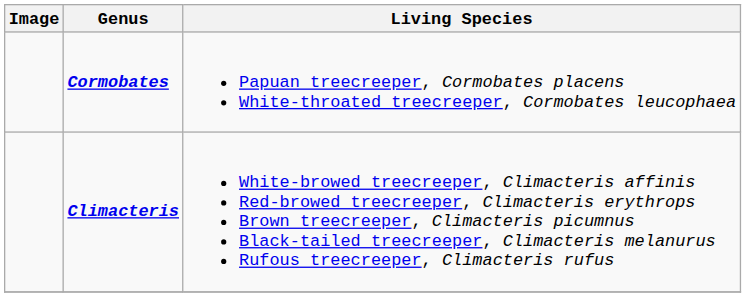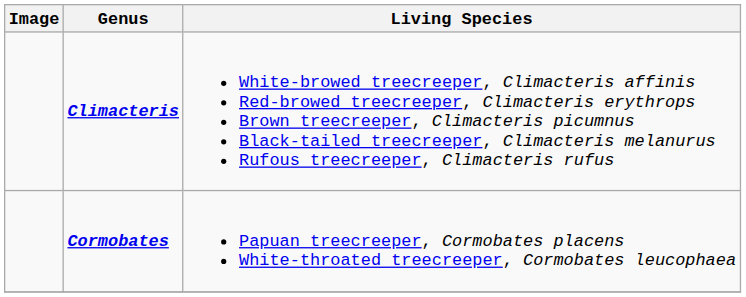rows swapped: (118, 82) <-> (123, 212)
